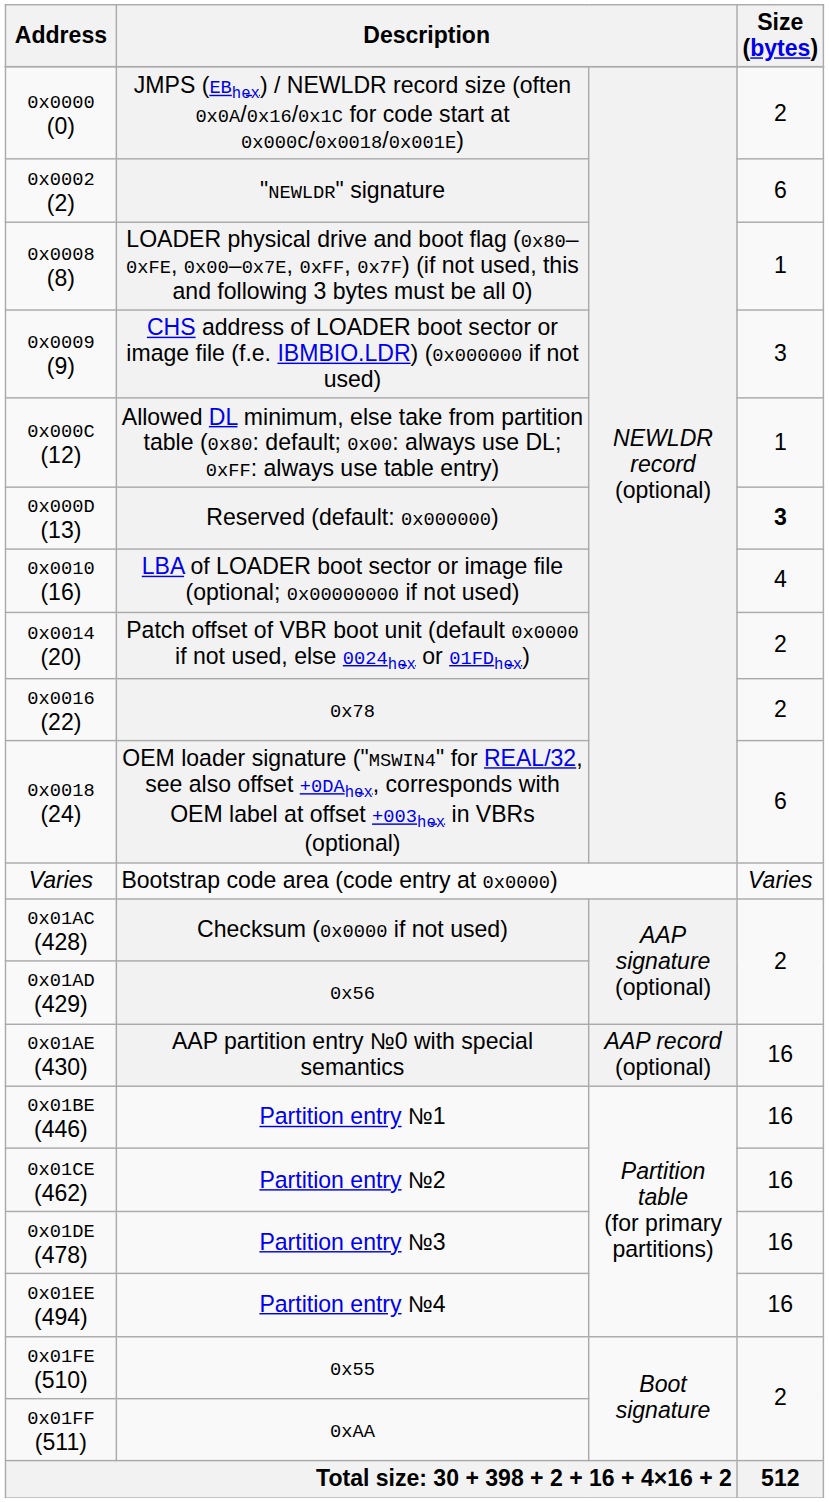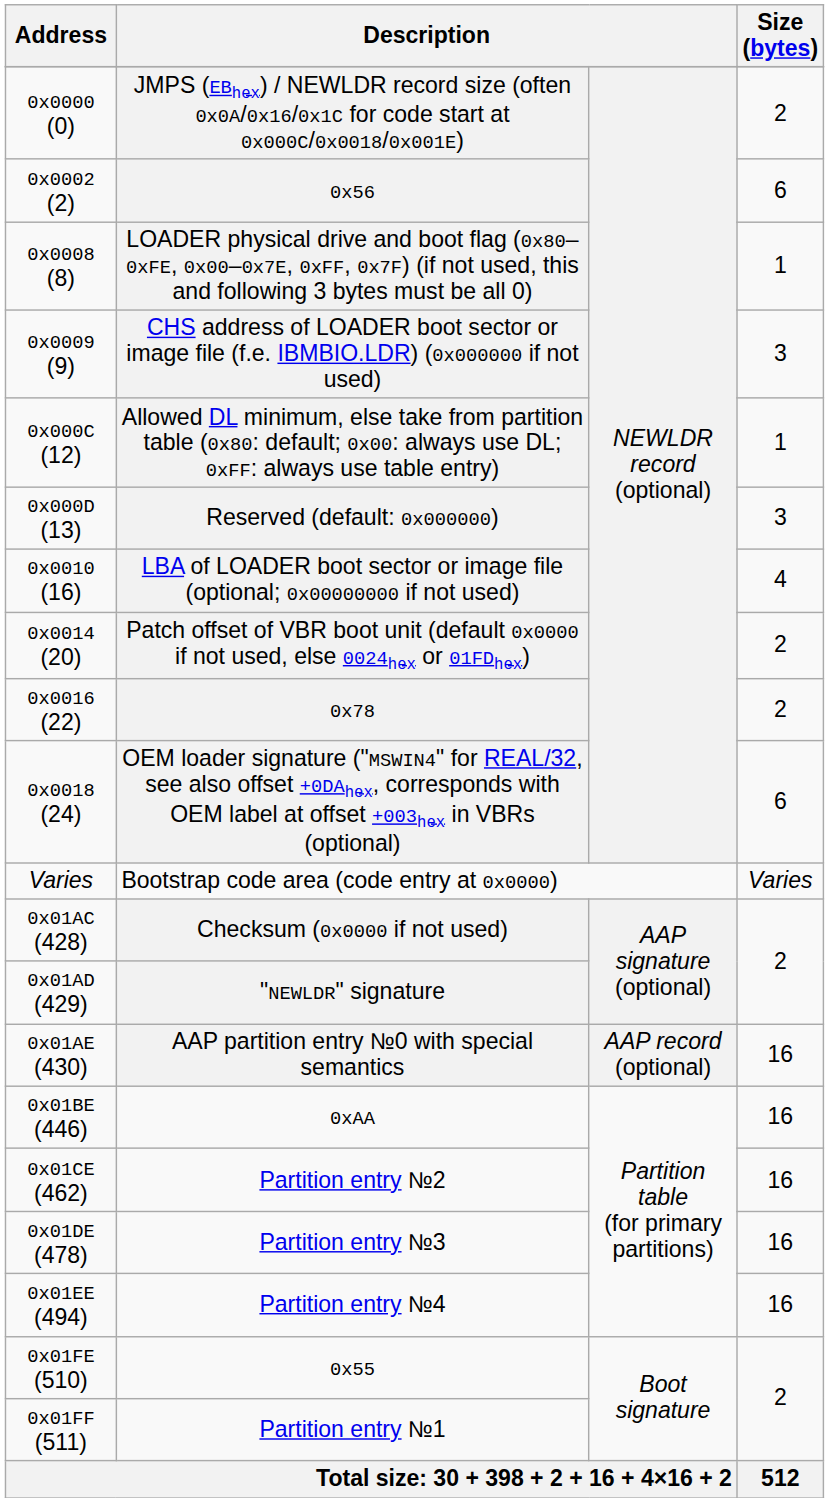(352, 191) "NEWLDR" signature -> (352, 193) 0x56
(780, 517) bold -> (780, 517) normal
(352, 995) 0x56 -> (352, 993) "NEWLDR" signature
(352, 1117) Partition entry №1 -> (352, 1120) 0xAA
(352, 1432) 0xAA -> (352, 1429) Partition entry №1
